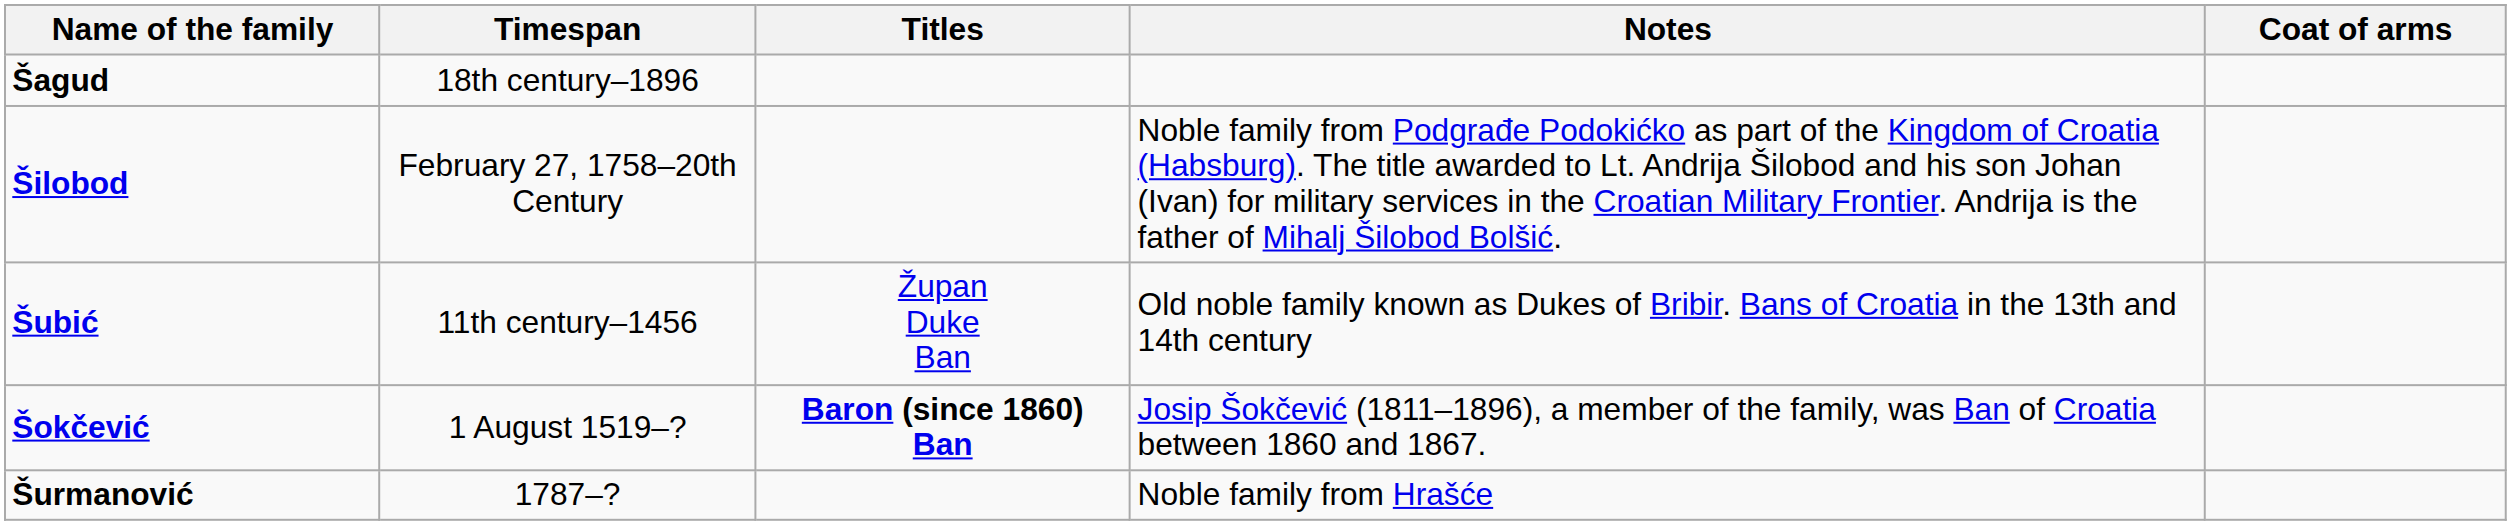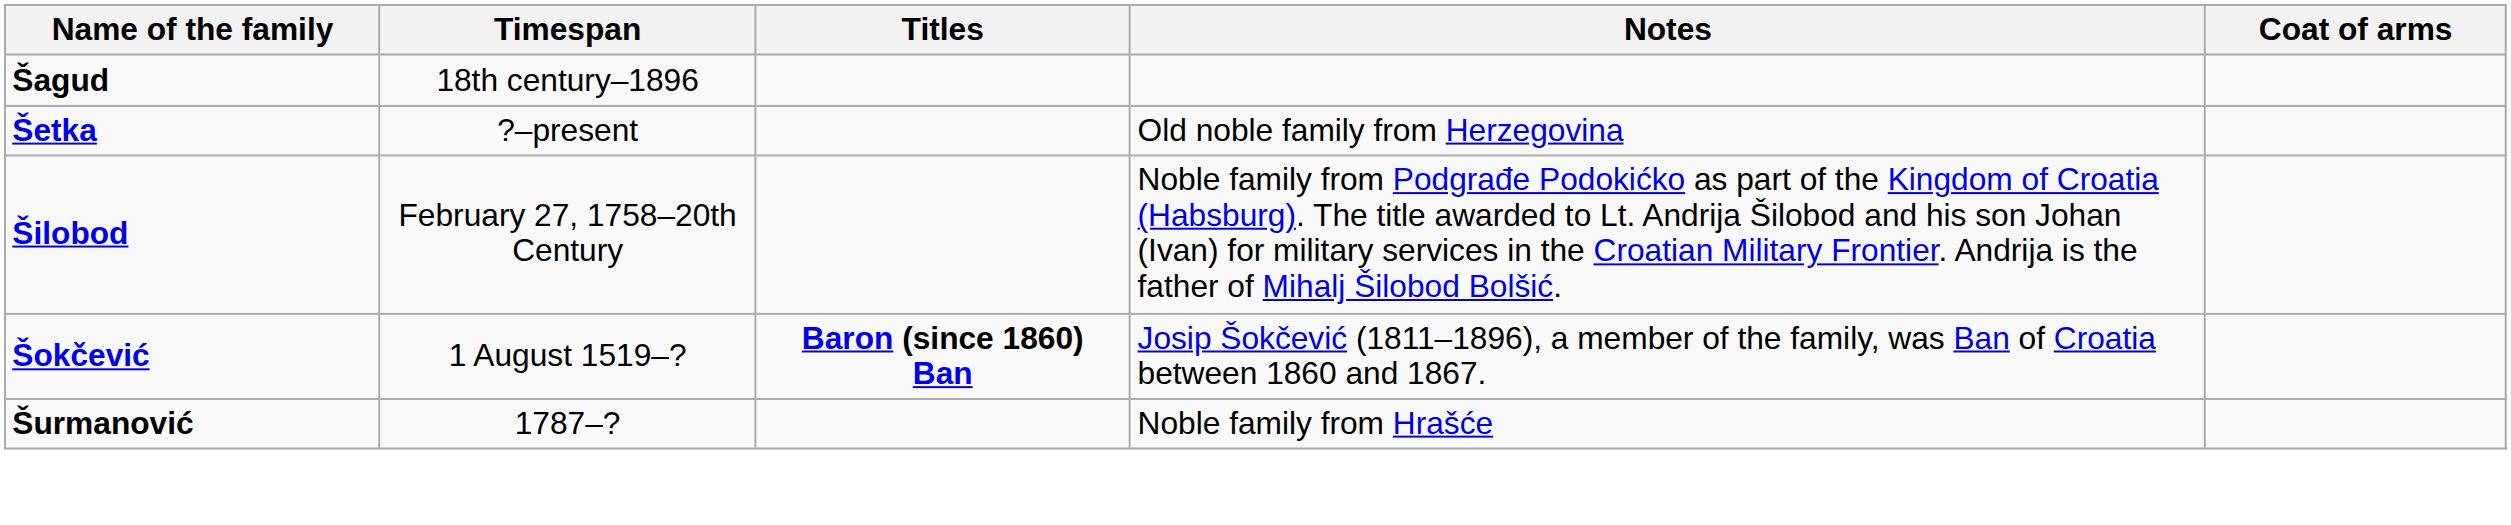+ row: (55, 130)
- row: (55, 322)
